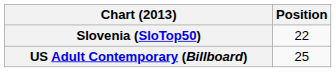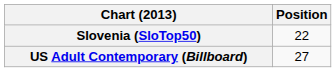(302, 56) 25 -> (302, 56) 27
